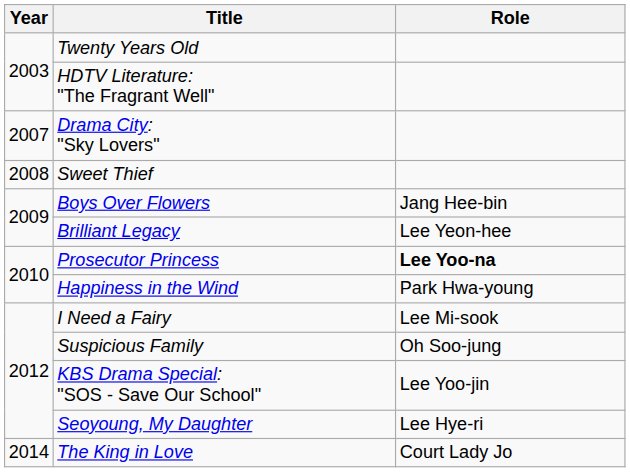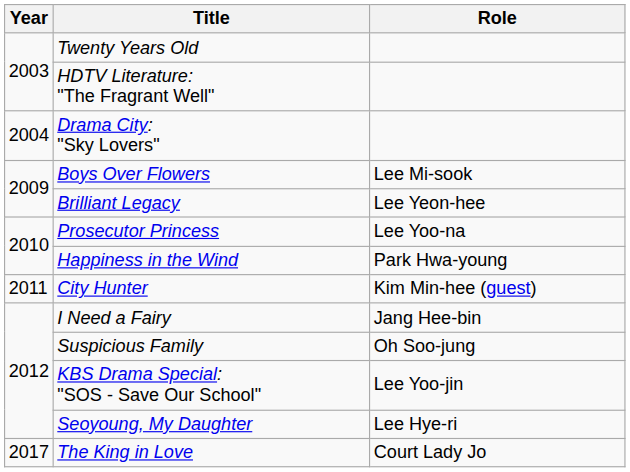(29, 135) 2007 -> (29, 135) 2004
- row: (105, 174)
(454, 202) Jang Hee-bin -> (423, 174) Lee Mi-sook
(448, 260) bold -> (420, 231) normal
+ row: (103, 288)
(449, 317) Lee Mi-sook -> (428, 317) Jang Hee-bin
(29, 452) 2014 -> (29, 452) 2017
